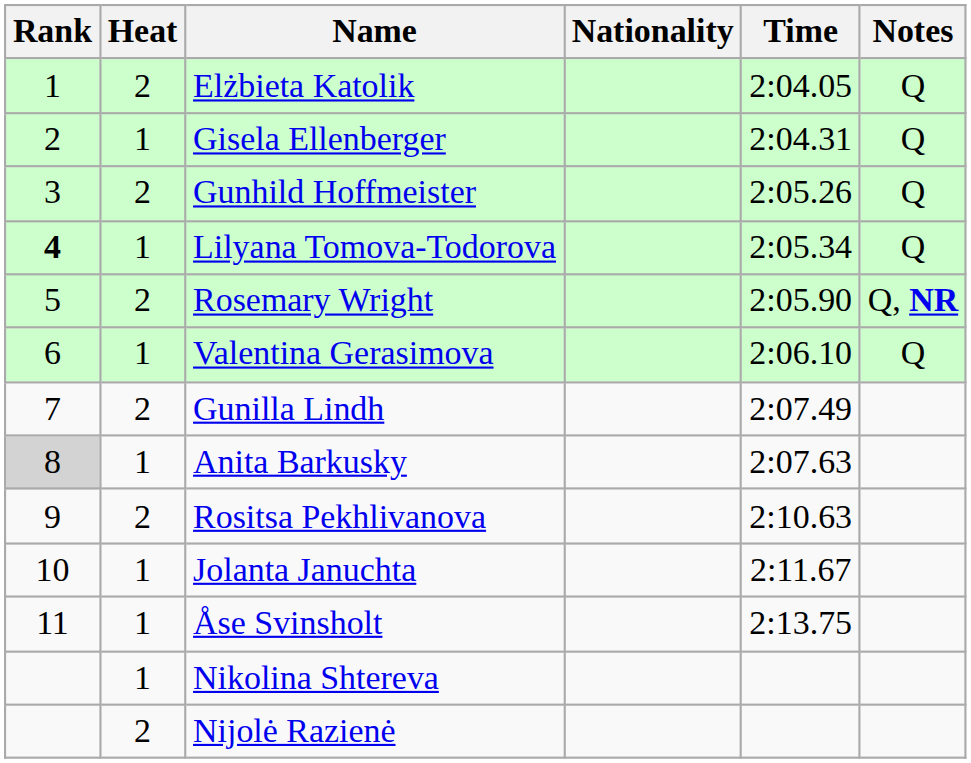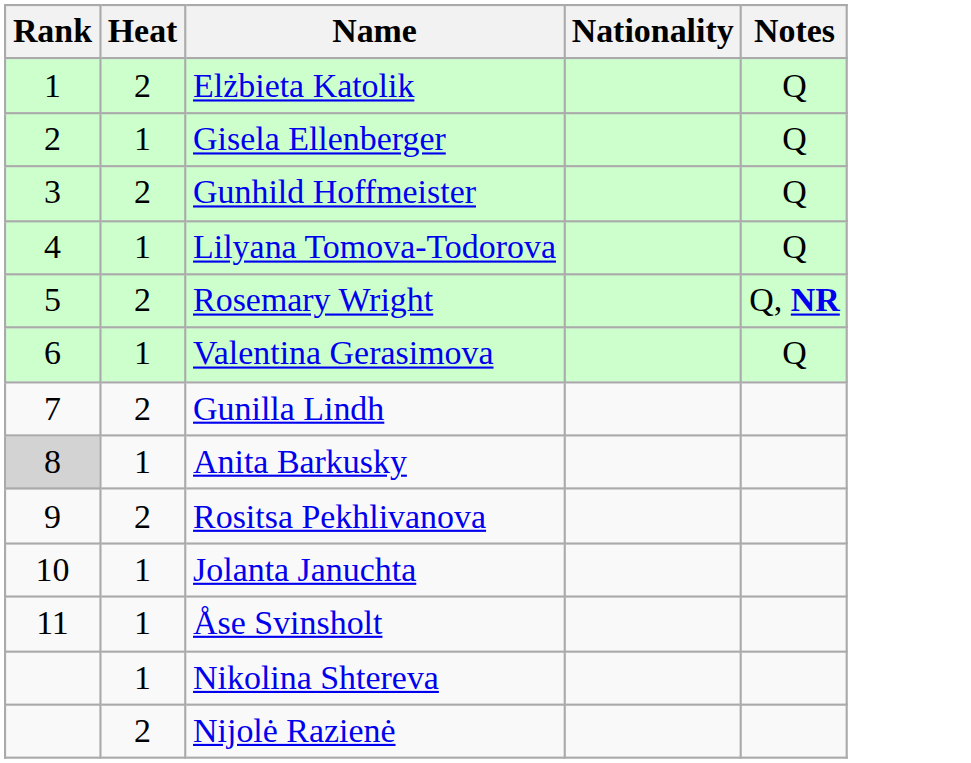- column: (801, 31)
(52, 246) bold -> (52, 246) normal
